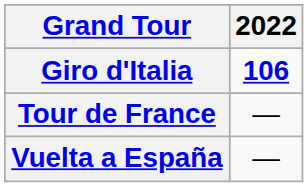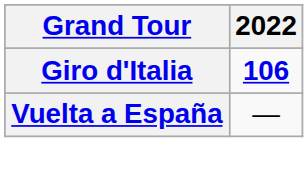- row: (117, 114)
